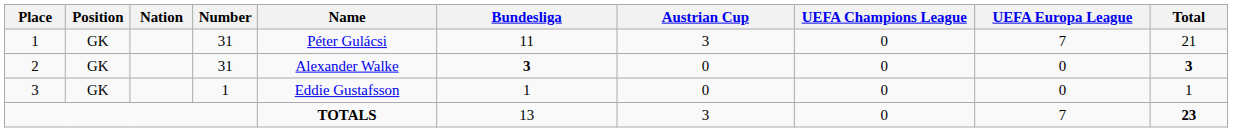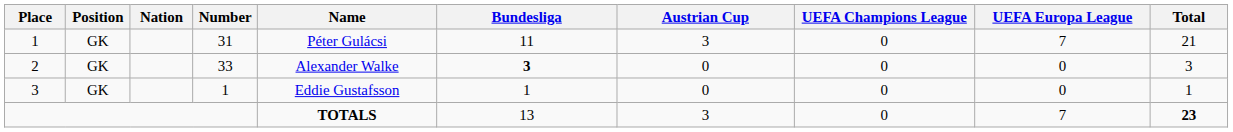(225, 66) 31 -> (225, 66) 33
(1189, 66) bold -> (1189, 66) normal
